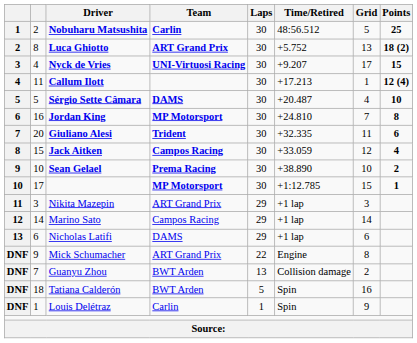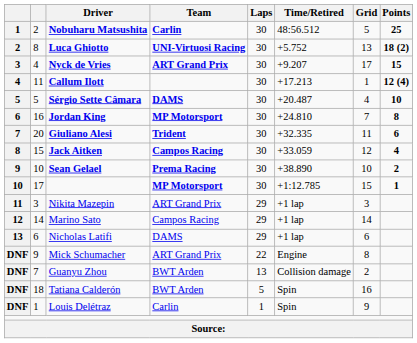(190, 47) ART Grand Prix -> (199, 47) UNI-Virtuosi Racing
(199, 64) UNI-Virtuosi Racing -> (190, 64) ART Grand Prix
